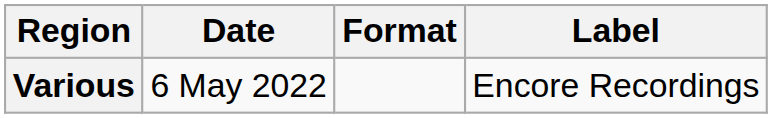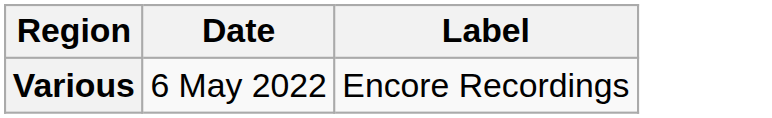- column: (400, 31)
